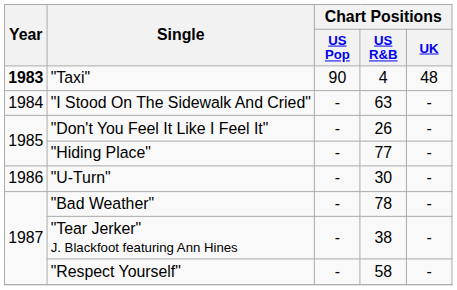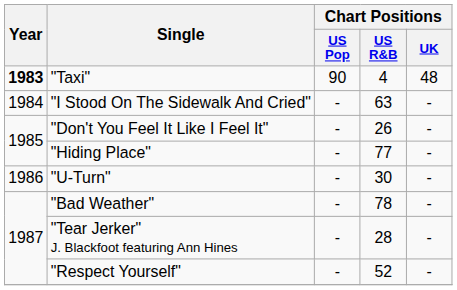(383, 237) 38 -> (383, 237) 28
(383, 271) 58 -> (383, 271) 52
